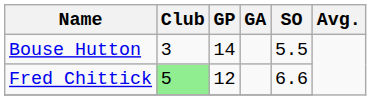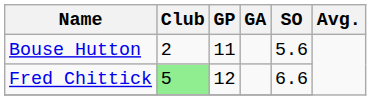(166, 50) 3 -> (166, 50) 2
(225, 50) 14 -> (225, 50) 11
(292, 50) 5.5 -> (292, 50) 5.6
